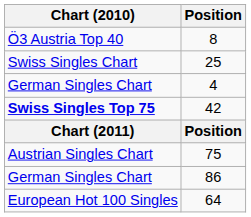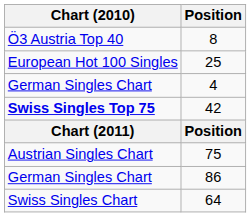(73, 62) Swiss Singles Chart -> (93, 62) European Hot 100 Singles
(93, 200) European Hot 100 Singles -> (73, 200) Swiss Singles Chart
